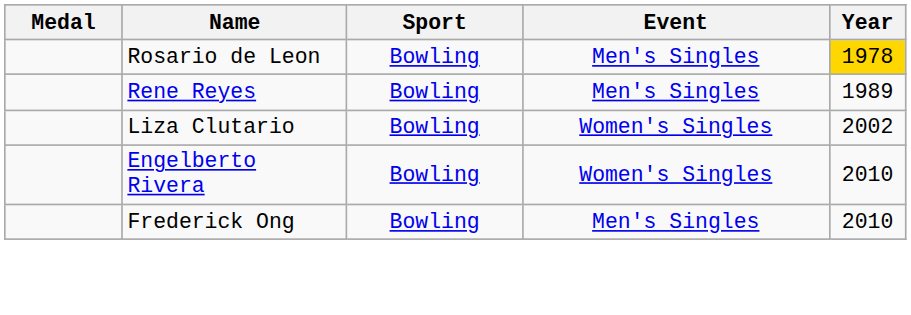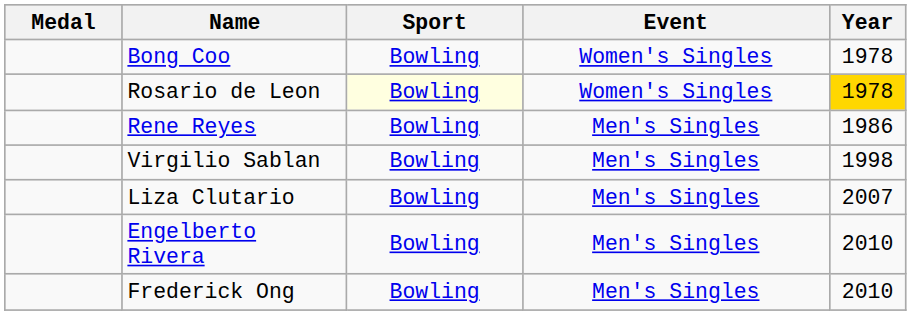+ row: (179, 57)
(435, 57) no background -> (435, 92) lightyellow background
(676, 57) Men's Singles -> (676, 92) Women's Singles
(868, 92) 1989 -> (868, 127) 1986
+ row: (224, 162)
(676, 127) Women's Singles -> (676, 197) Men's Singles
(868, 127) 2002 -> (868, 197) 2007
(676, 175) Women's Singles -> (676, 244) Men's Singles
